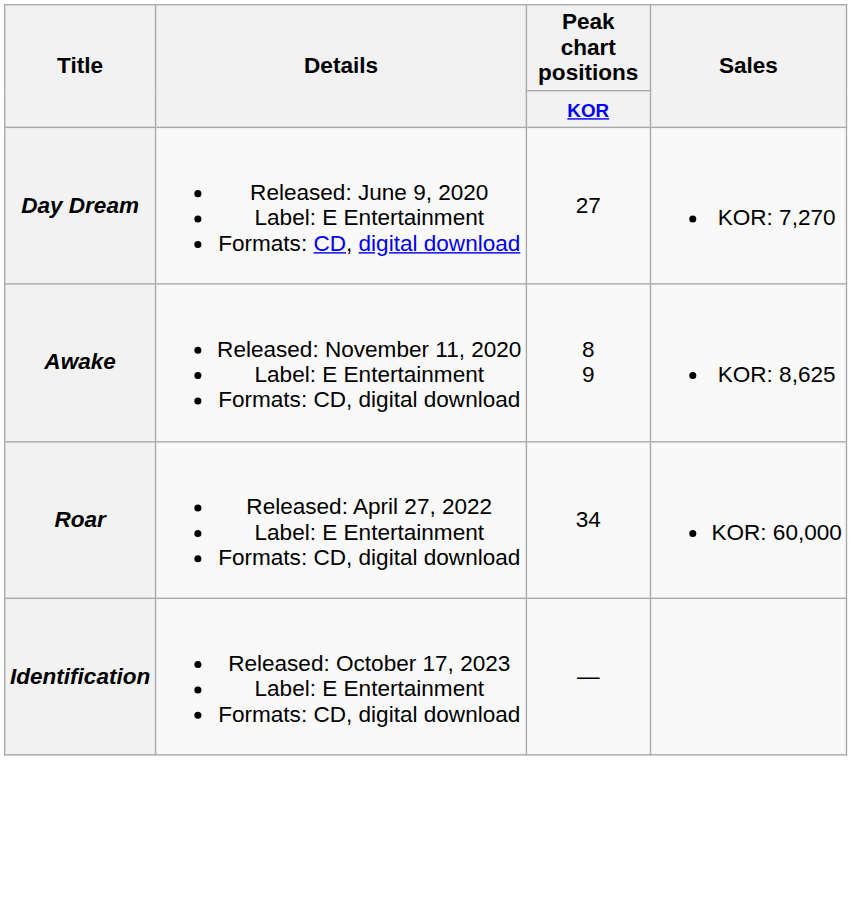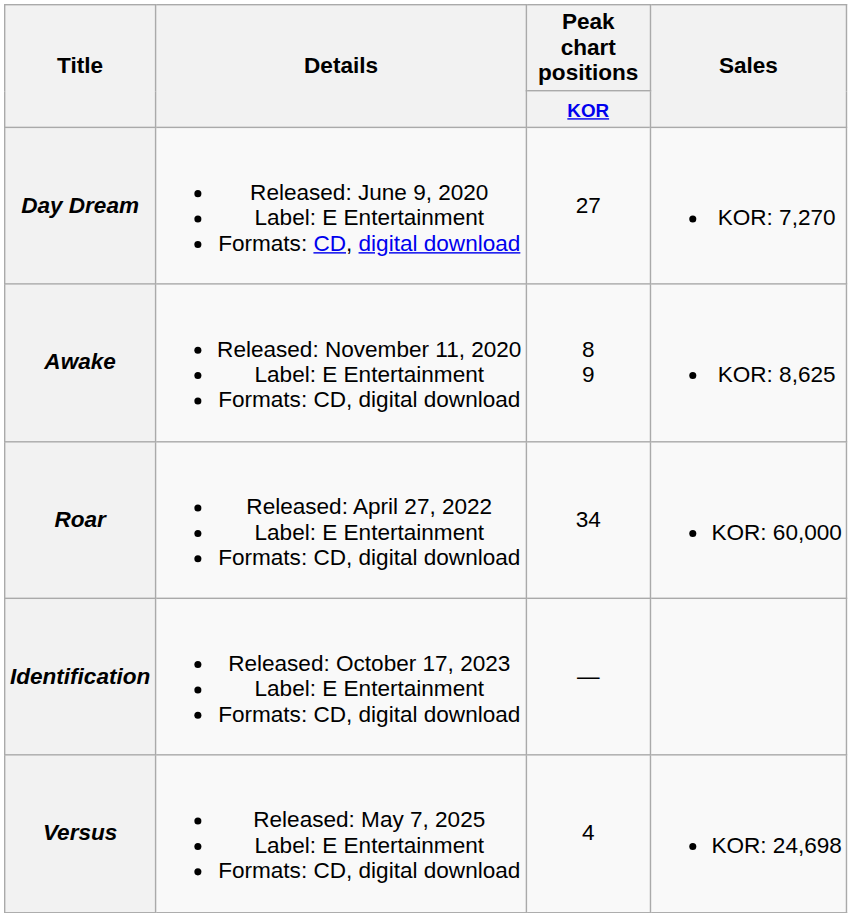+ row: (80, 833)
